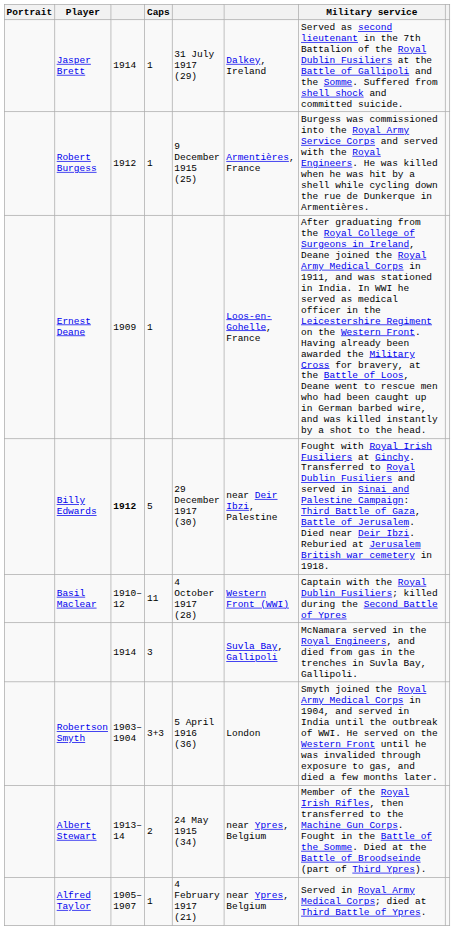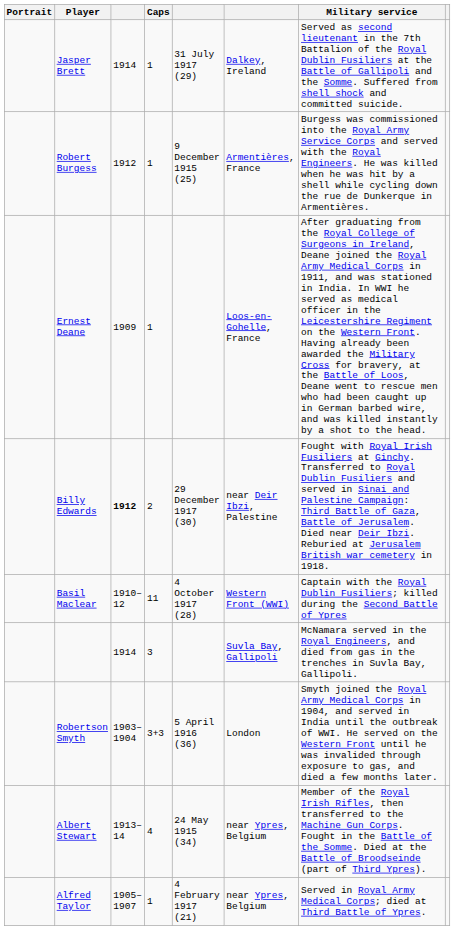(150, 506) 5 -> (150, 506) 2
(150, 831) 2 -> (150, 831) 4
